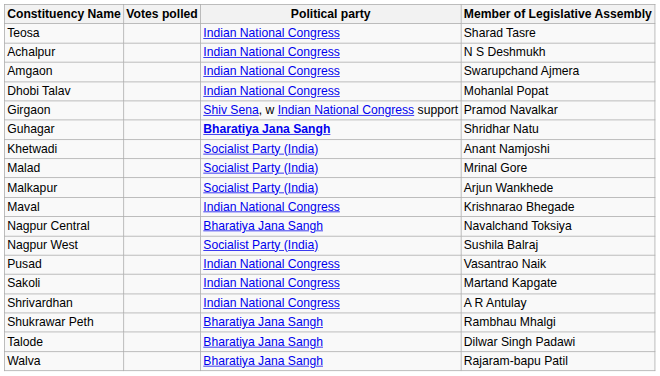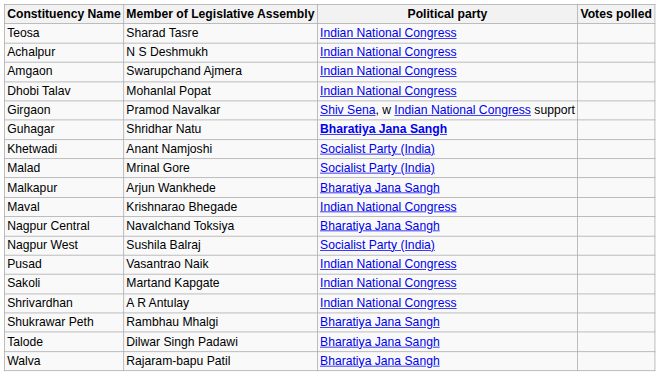columns swapped: (558, 14) <-> (162, 14)
(261, 187) Socialist Party (India) -> (380, 187) Bharatiya Jana Sangh
